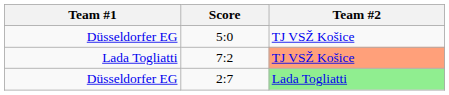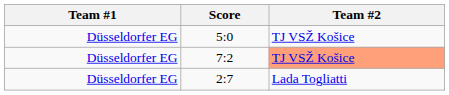(140, 57) Lada Togliatti -> (132, 57) Düsseldorfer EG
(309, 79) lightgreen background -> (309, 79) no background
